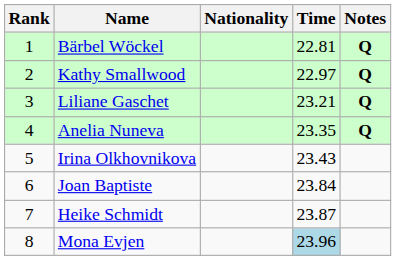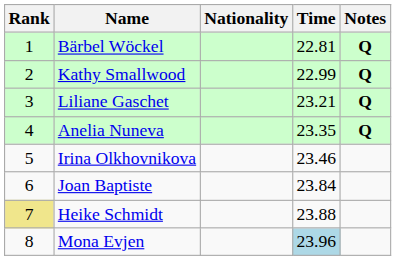(316, 74) 22.97 -> (316, 74) 22.99
(316, 158) 23.43 -> (316, 158) 23.46
(29, 213) no background -> (29, 213) khaki background
(316, 213) 23.87 -> (316, 213) 23.88
